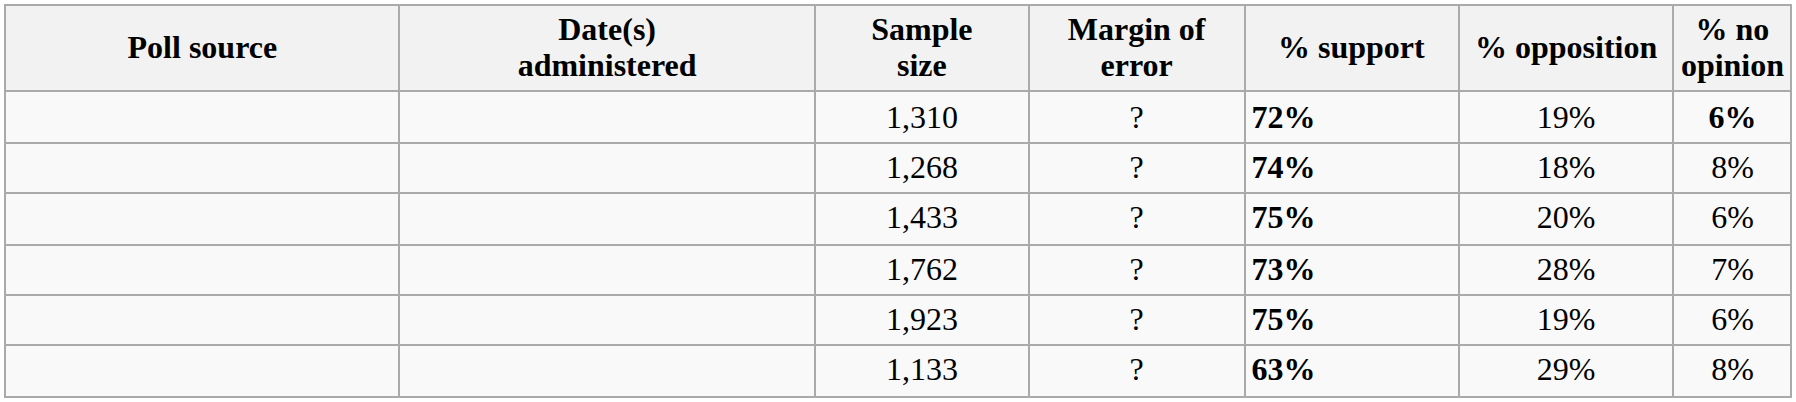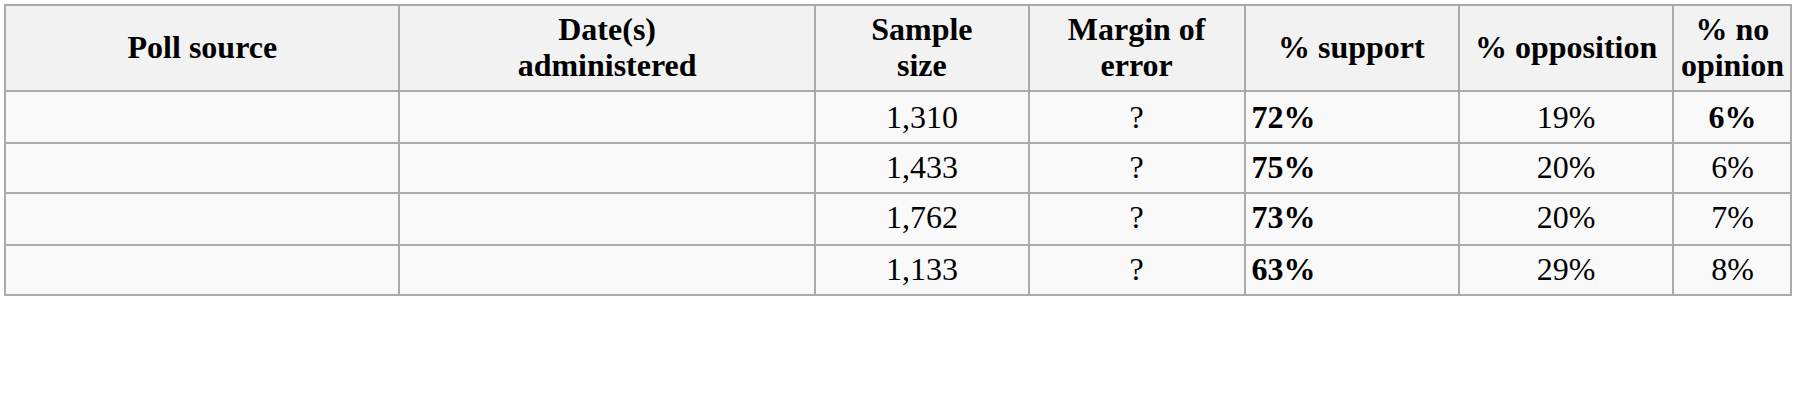- row: (922, 167)
(1566, 268) 28% -> (1566, 218) 20%
- row: (922, 319)
